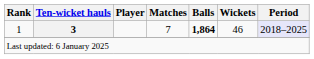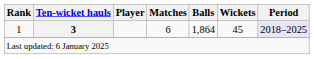(168, 29) 7 -> (168, 29) 6
(203, 29) bold -> (203, 29) normal
(238, 29) 46 -> (238, 29) 45
